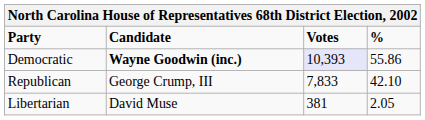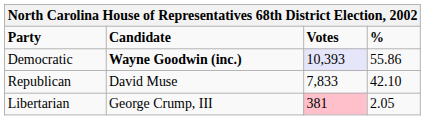(161, 81) George Crump, III -> (143, 81) David Muse
(143, 103) David Muse -> (161, 103) George Crump, III
(317, 103) no background -> (317, 103) pink background
